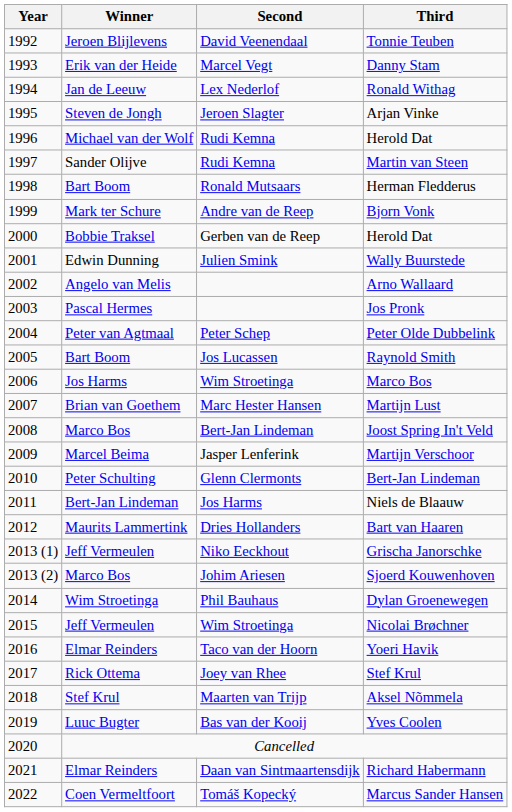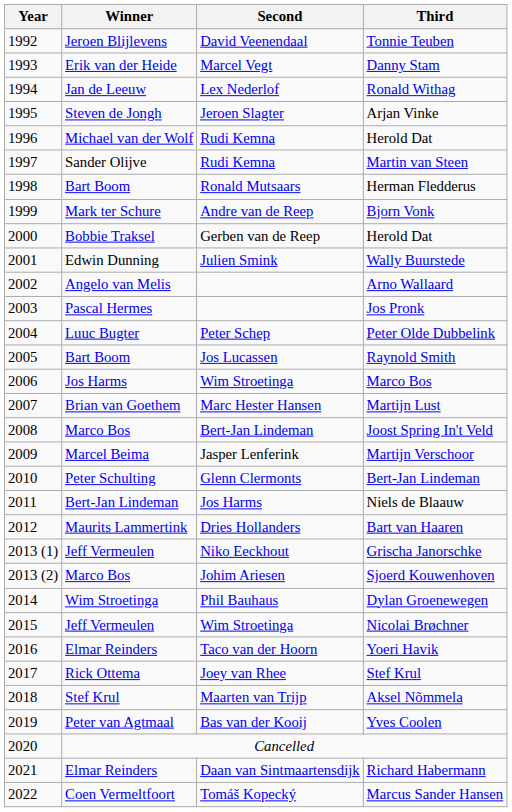(120, 332) Peter van Agtmaal -> (102, 332) Luuc Bugter
(102, 721) Luuc Bugter -> (120, 721) Peter van Agtmaal
